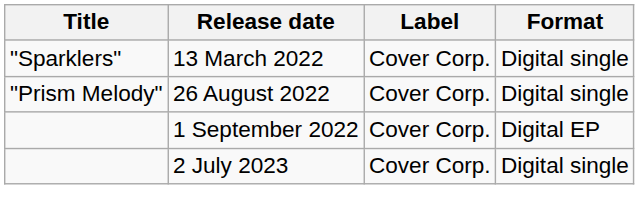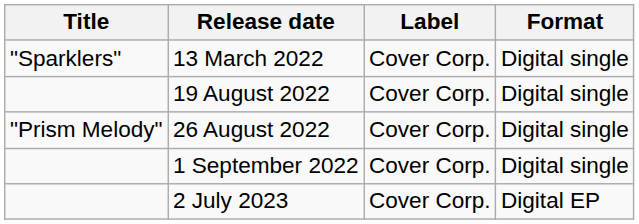+ row: (251, 93)
(551, 129) Digital EP -> (565, 165) Digital single
(565, 165) Digital single -> (551, 201) Digital EP
